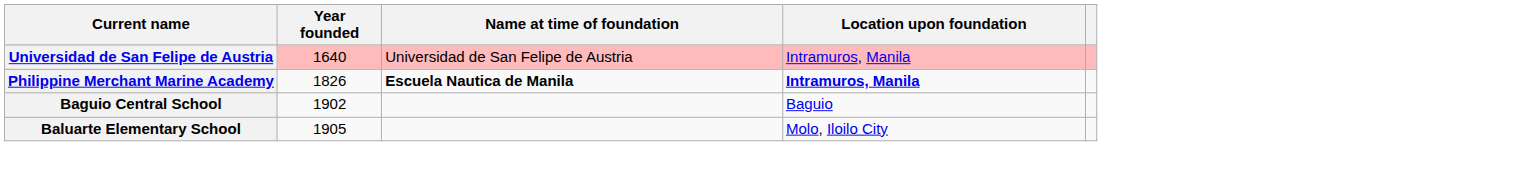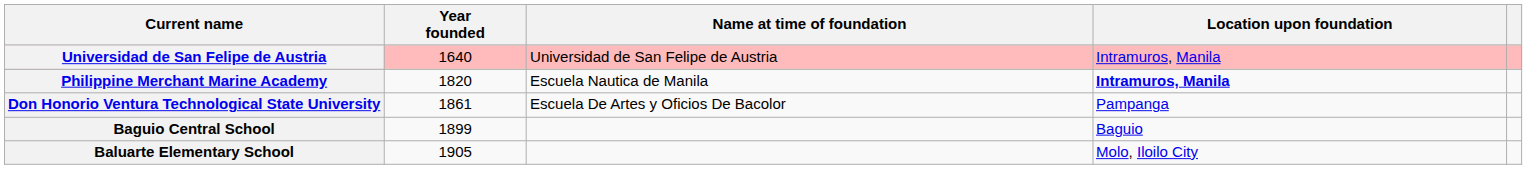(330, 81) 1826 -> (455, 81) 1820
(479, 81) bold -> (619, 81) normal
+ row: (194, 104)
(330, 104) 1902 -> (455, 128) 1899
